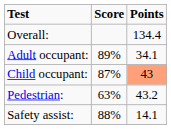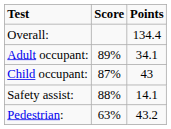(147, 74) lightsalmon background -> (147, 74) no background
rows swapped: (35, 94) <-> (40, 114)
